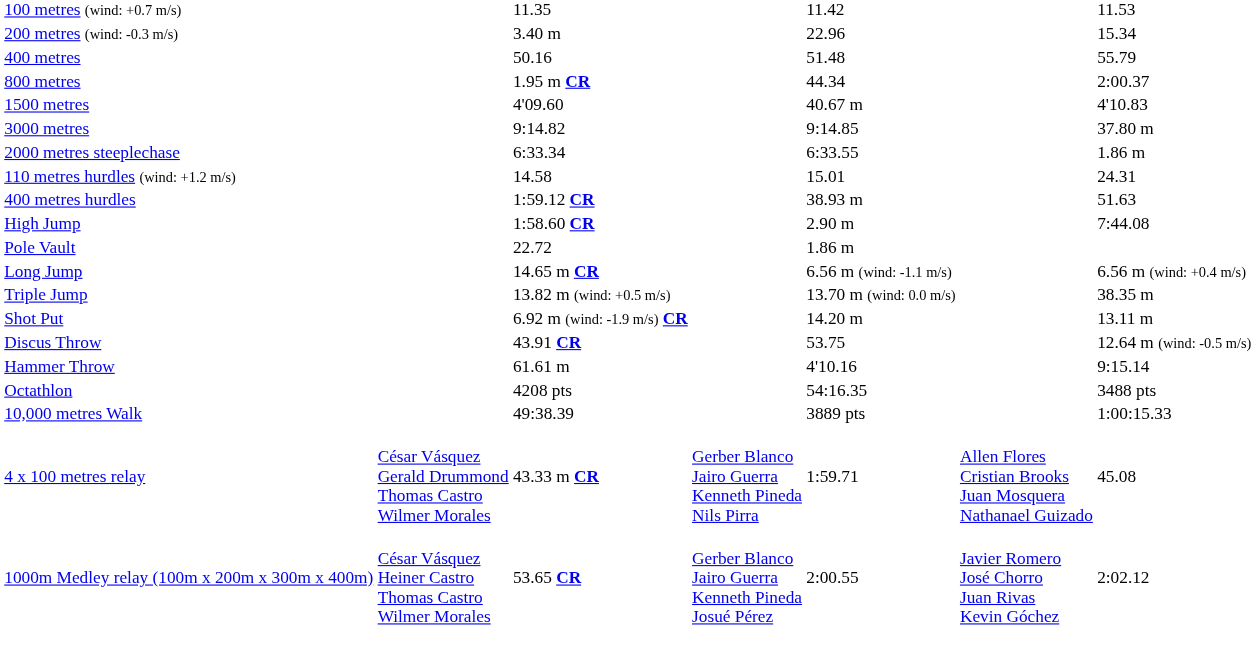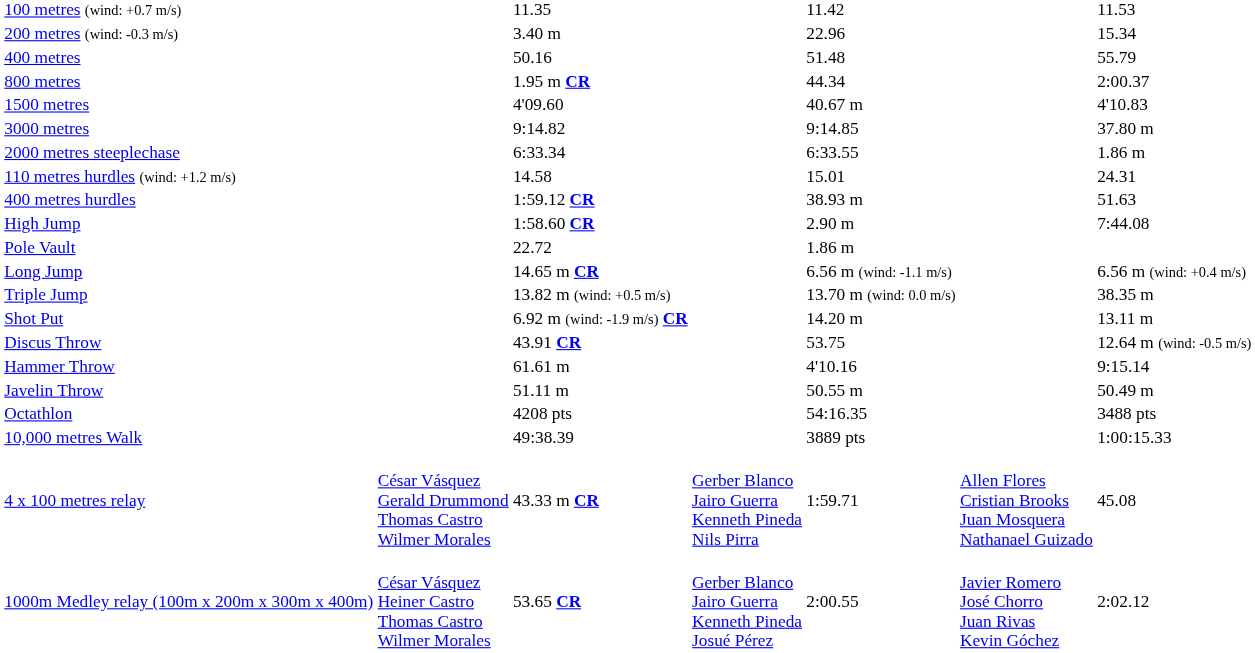+ row: (54, 390)
